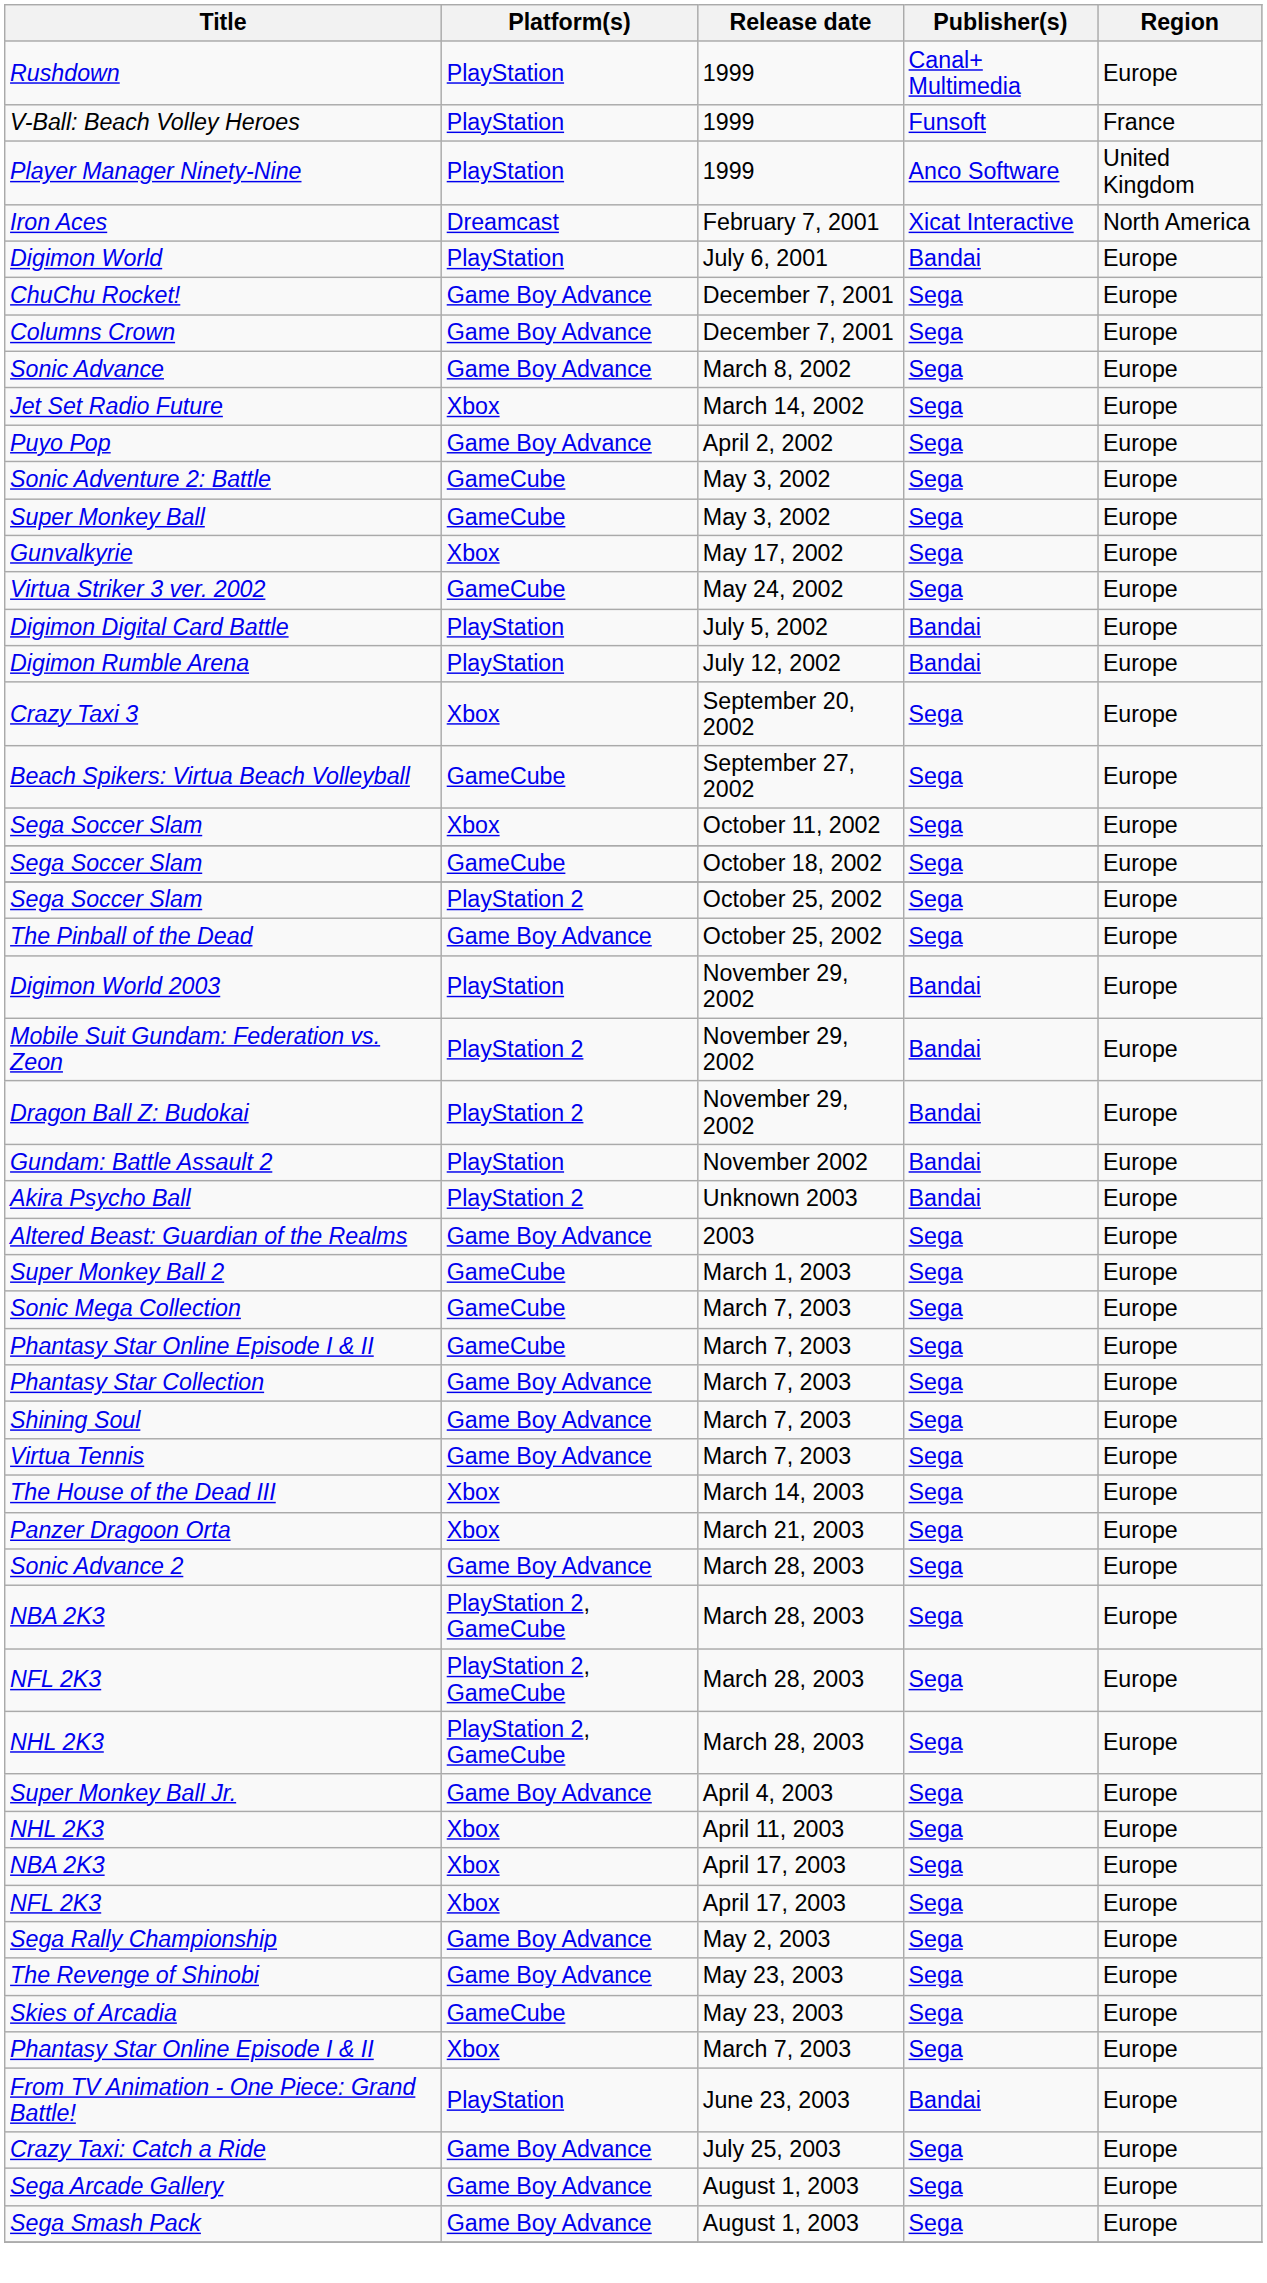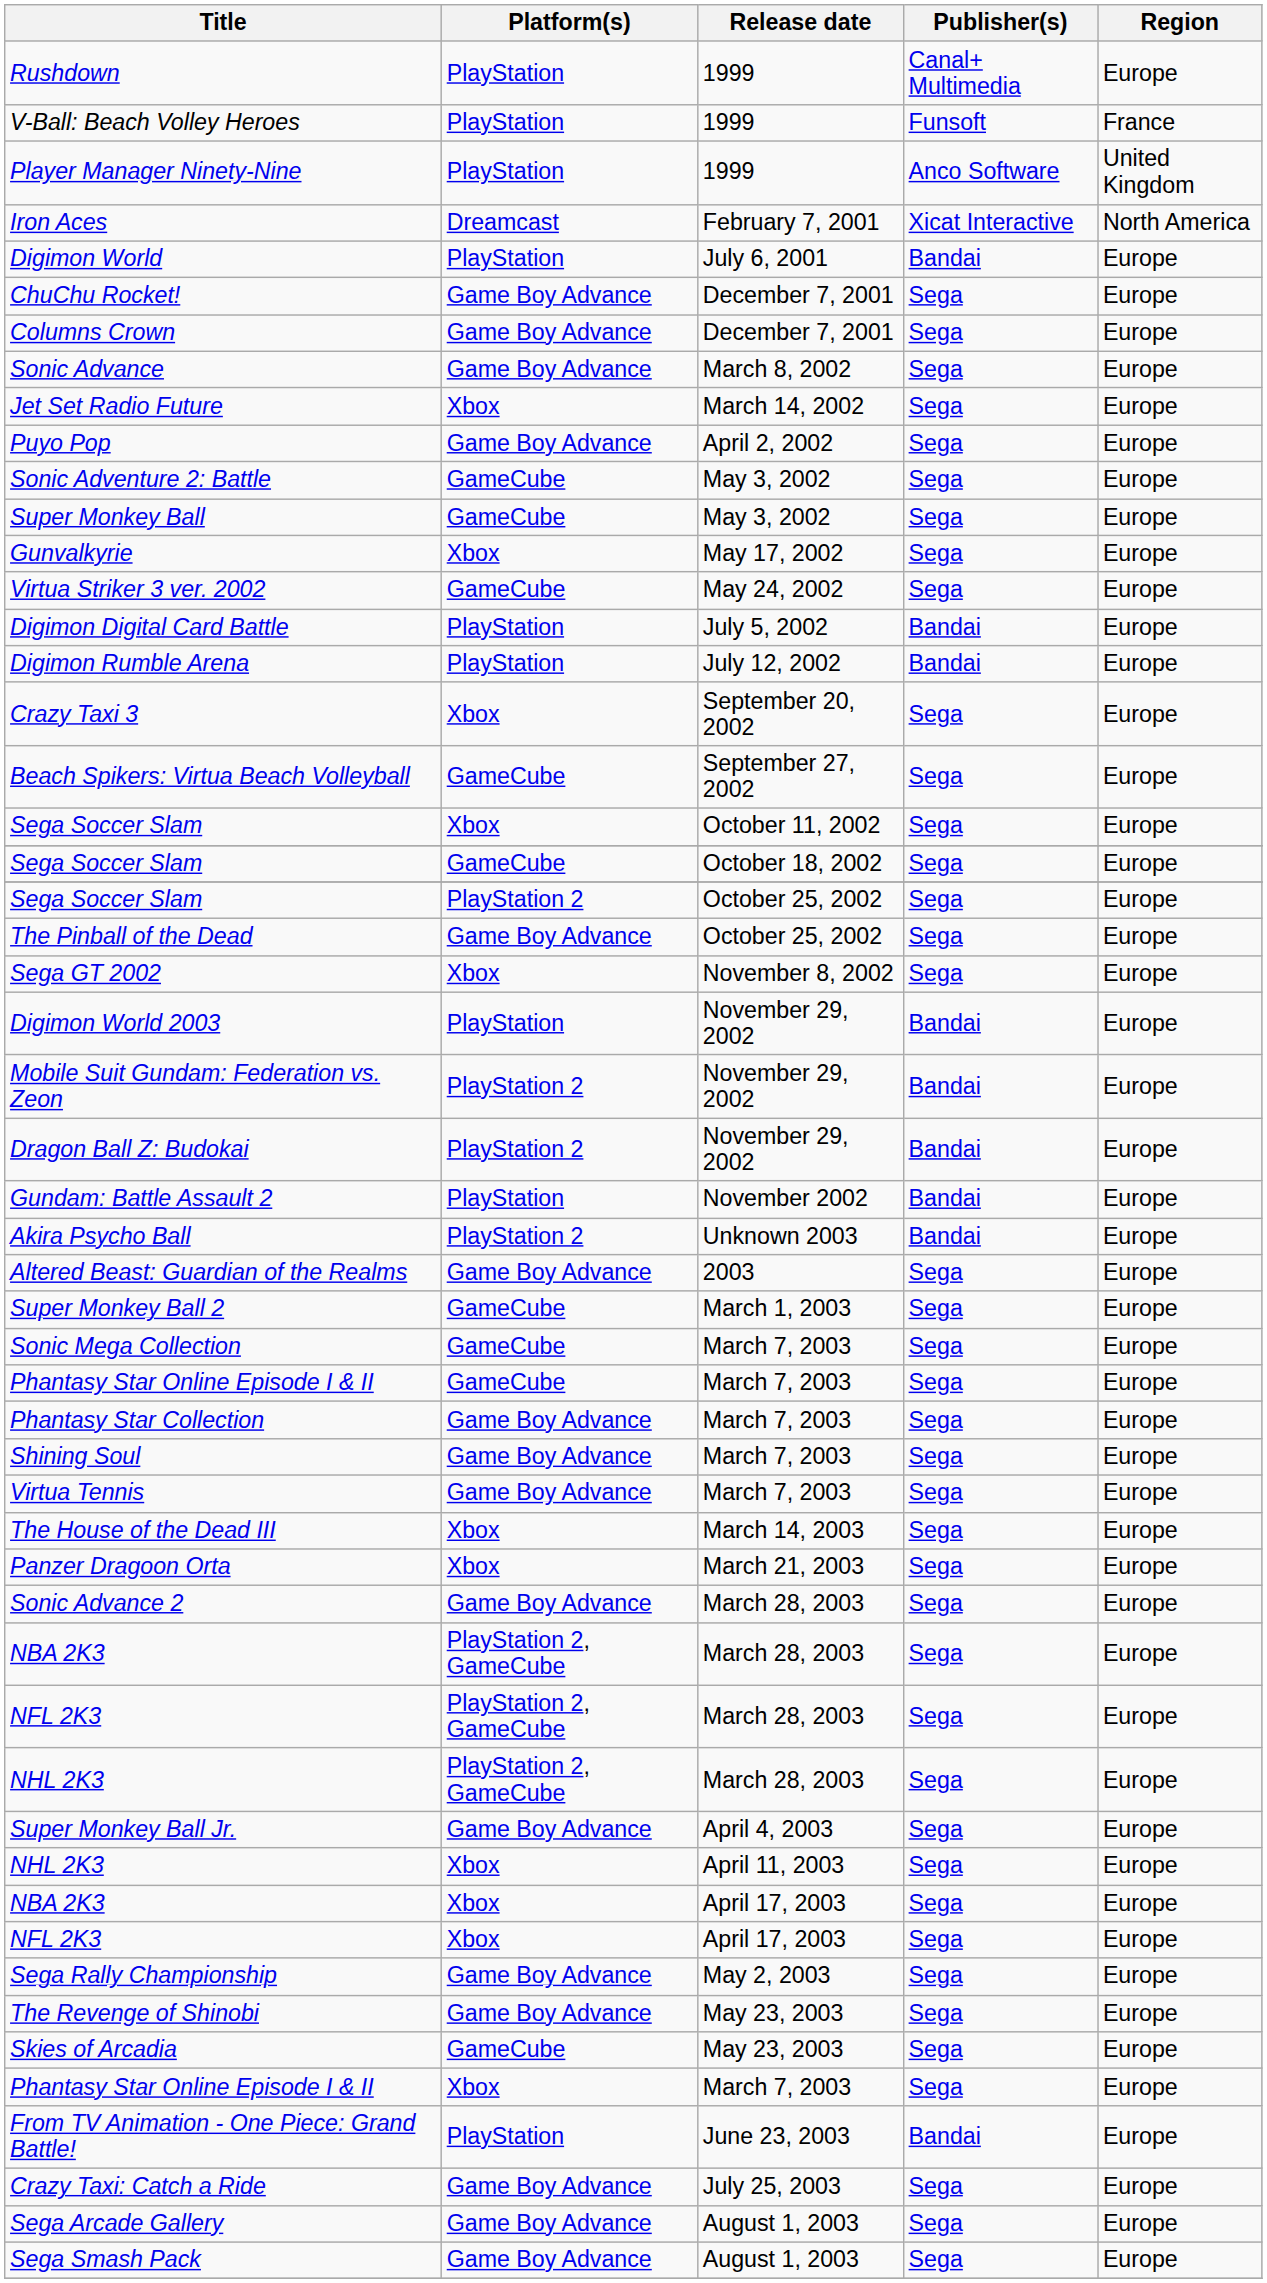+ row: (86, 973)
